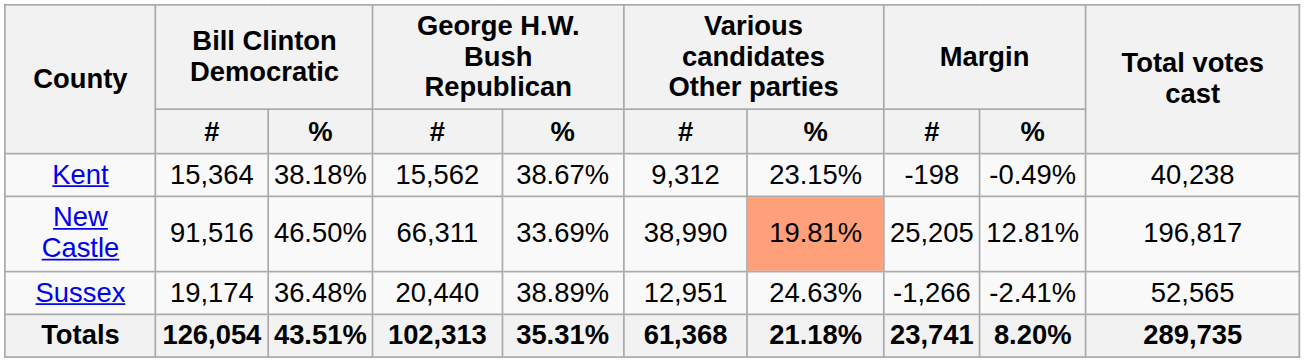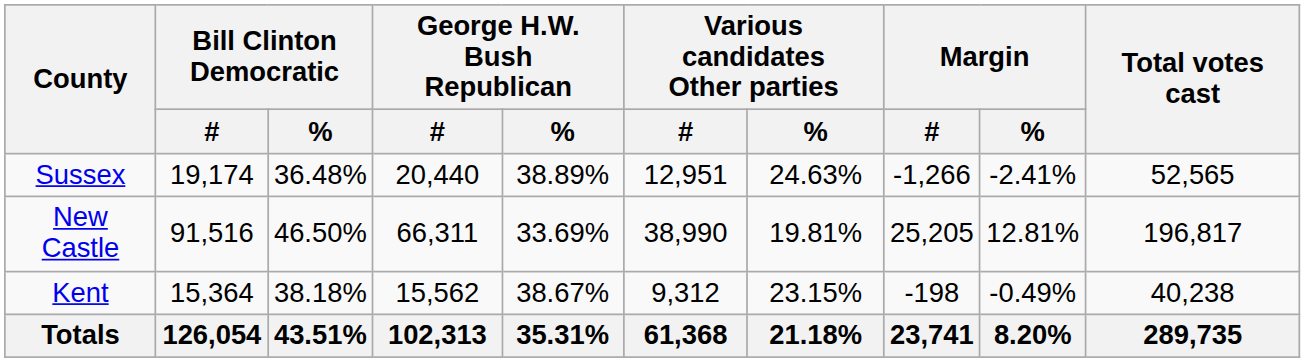rows swapped: (80, 174) <-> (80, 292)
(816, 233) lightsalmon background -> (816, 233) no background
